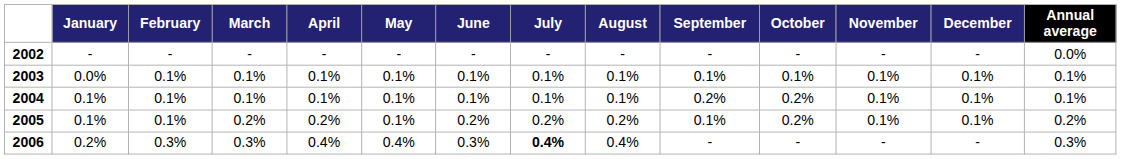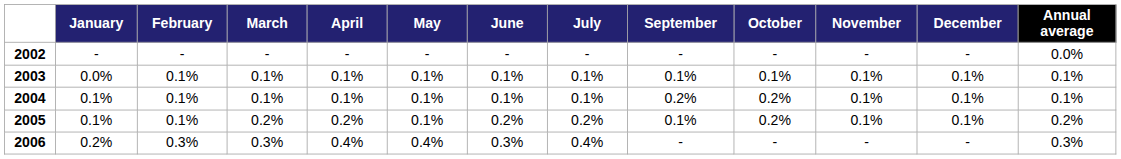- column: (623, 23)
(548, 143) bold -> (587, 143) normal
